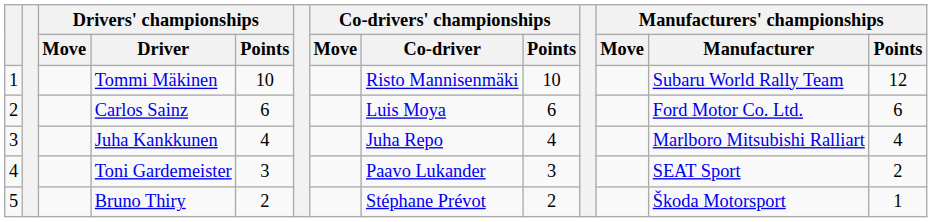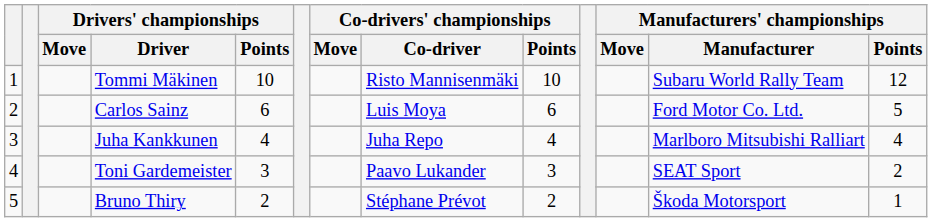(898, 110) 6 -> (898, 110) 5
